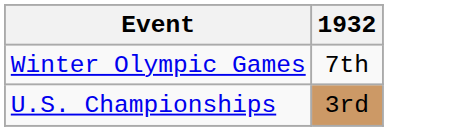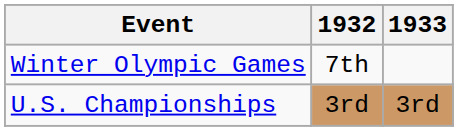+ column: (418, 25)
